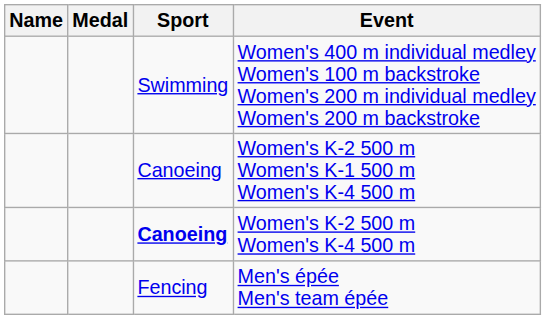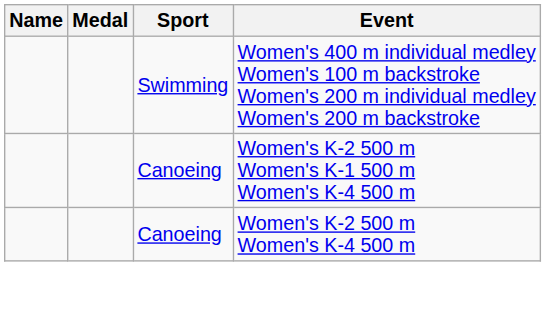(182, 235) bold -> (180, 235) normal
- row: (313, 288)
